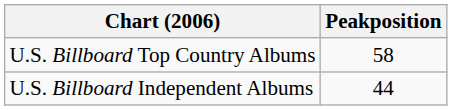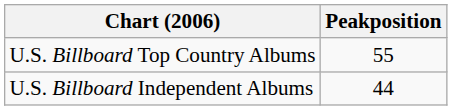(383, 54) 58 -> (383, 54) 55
